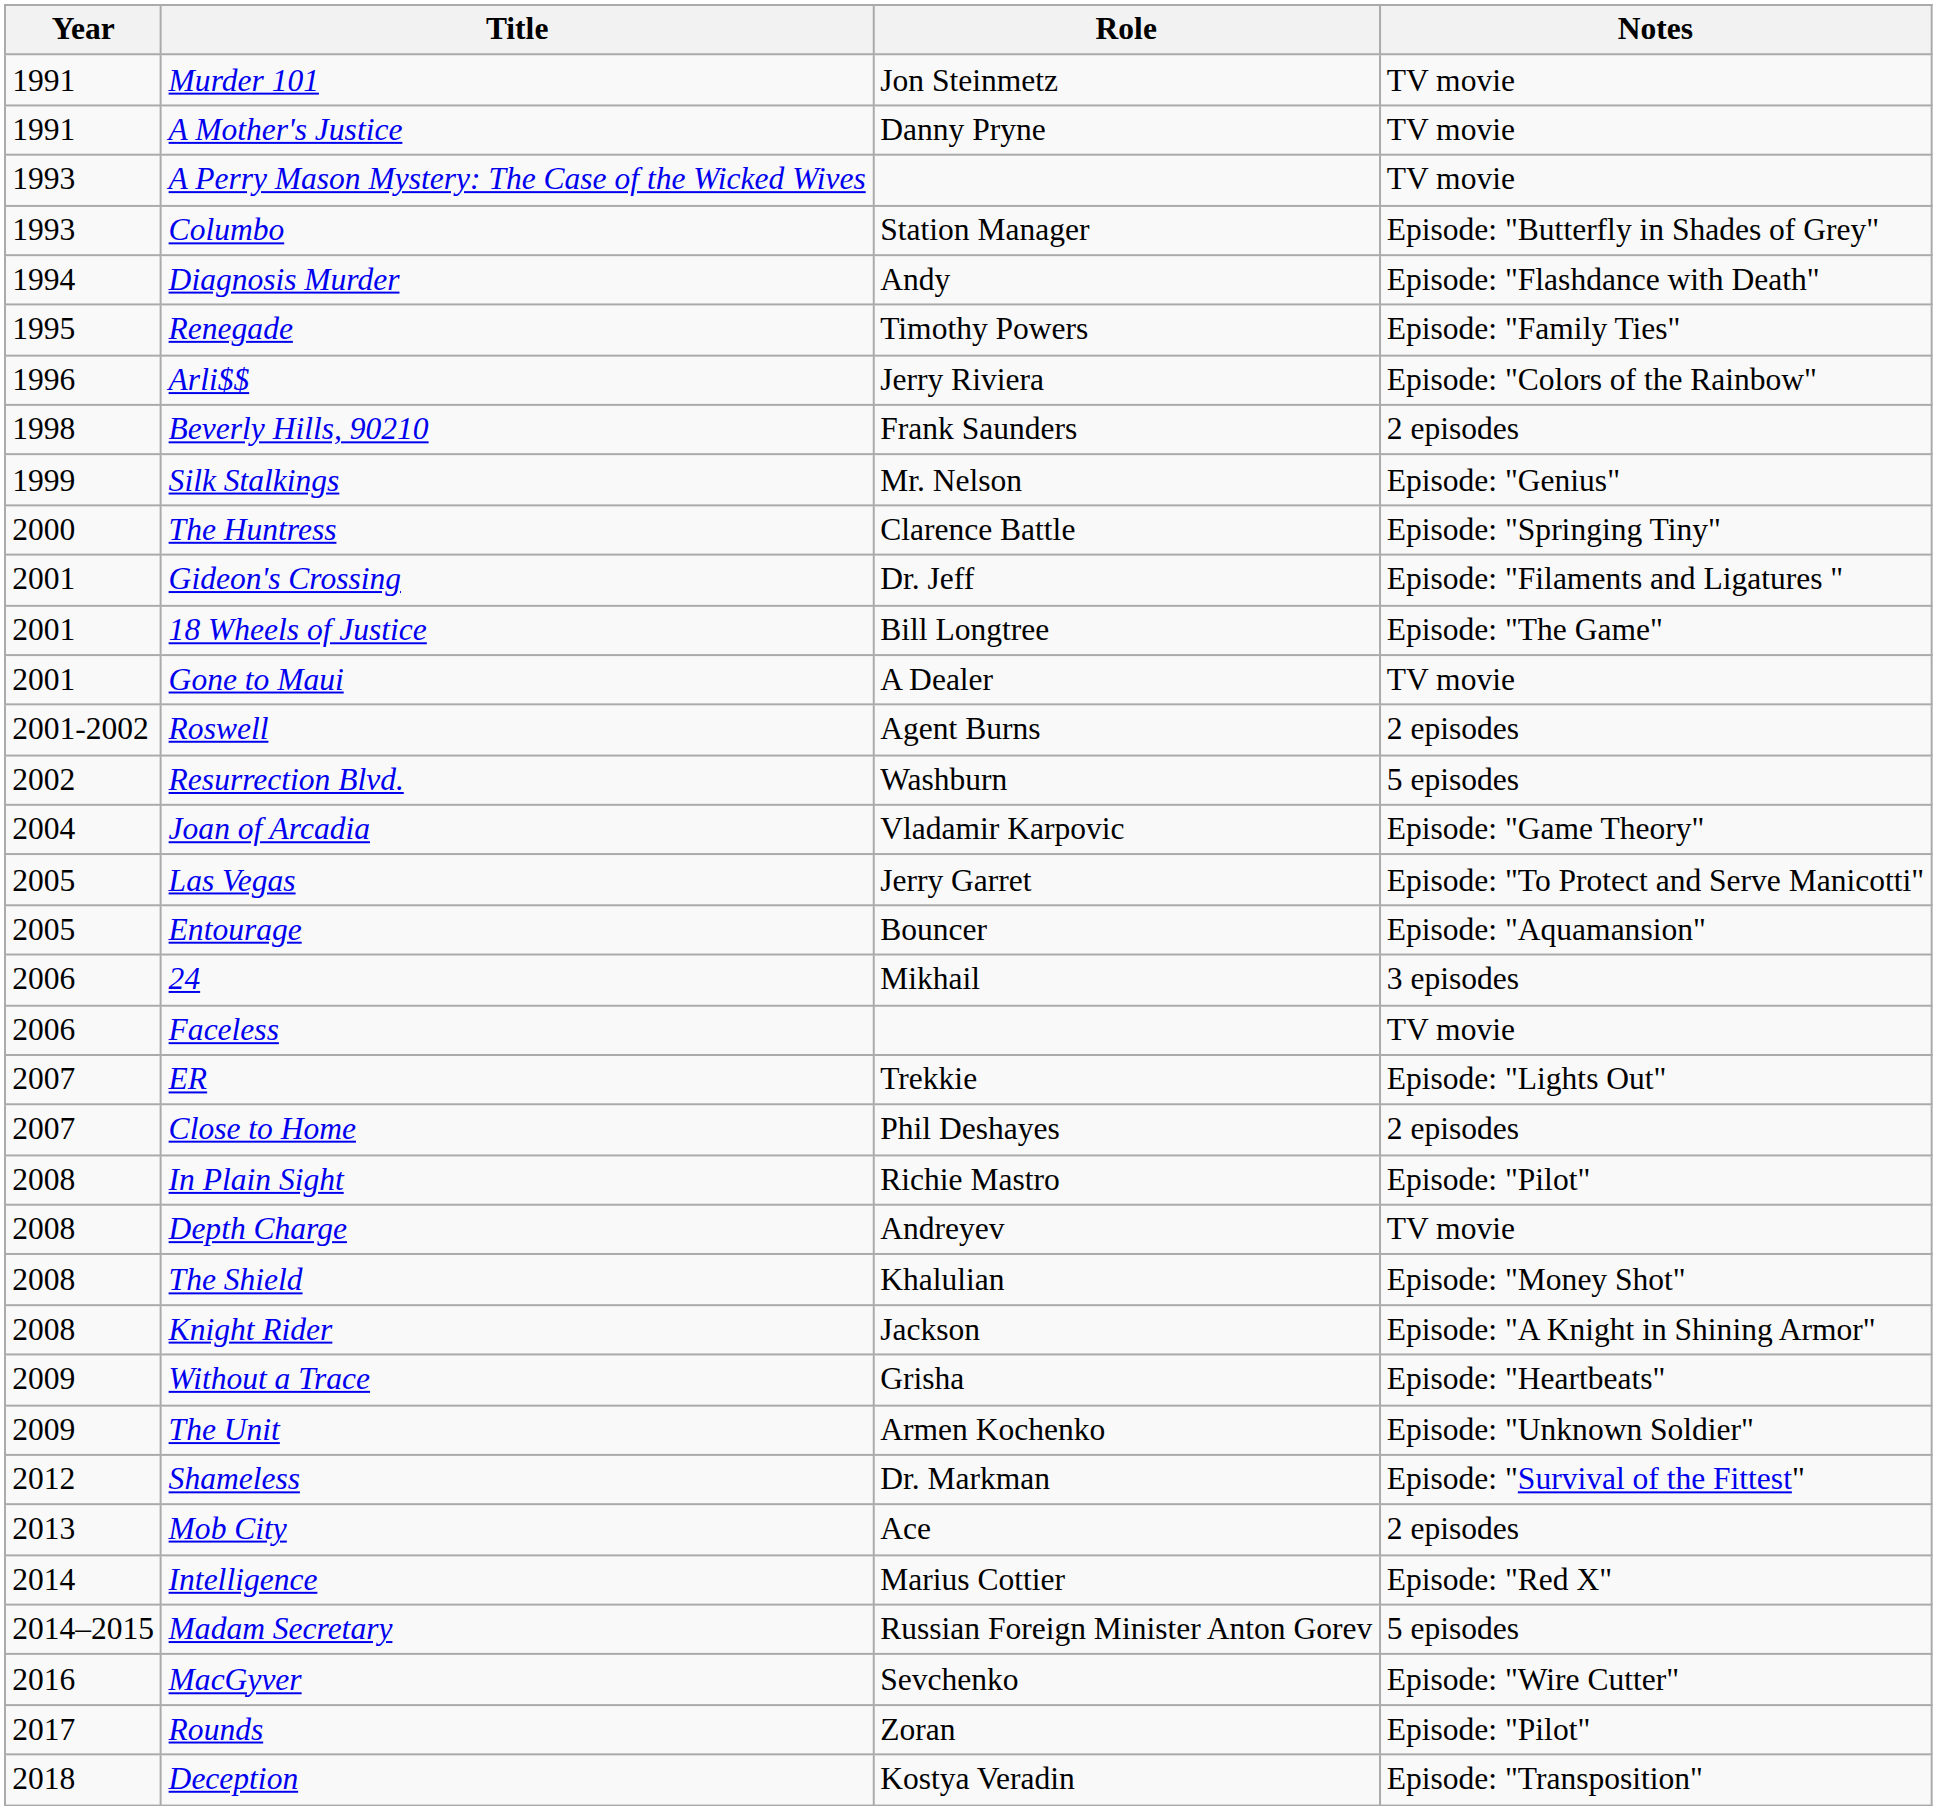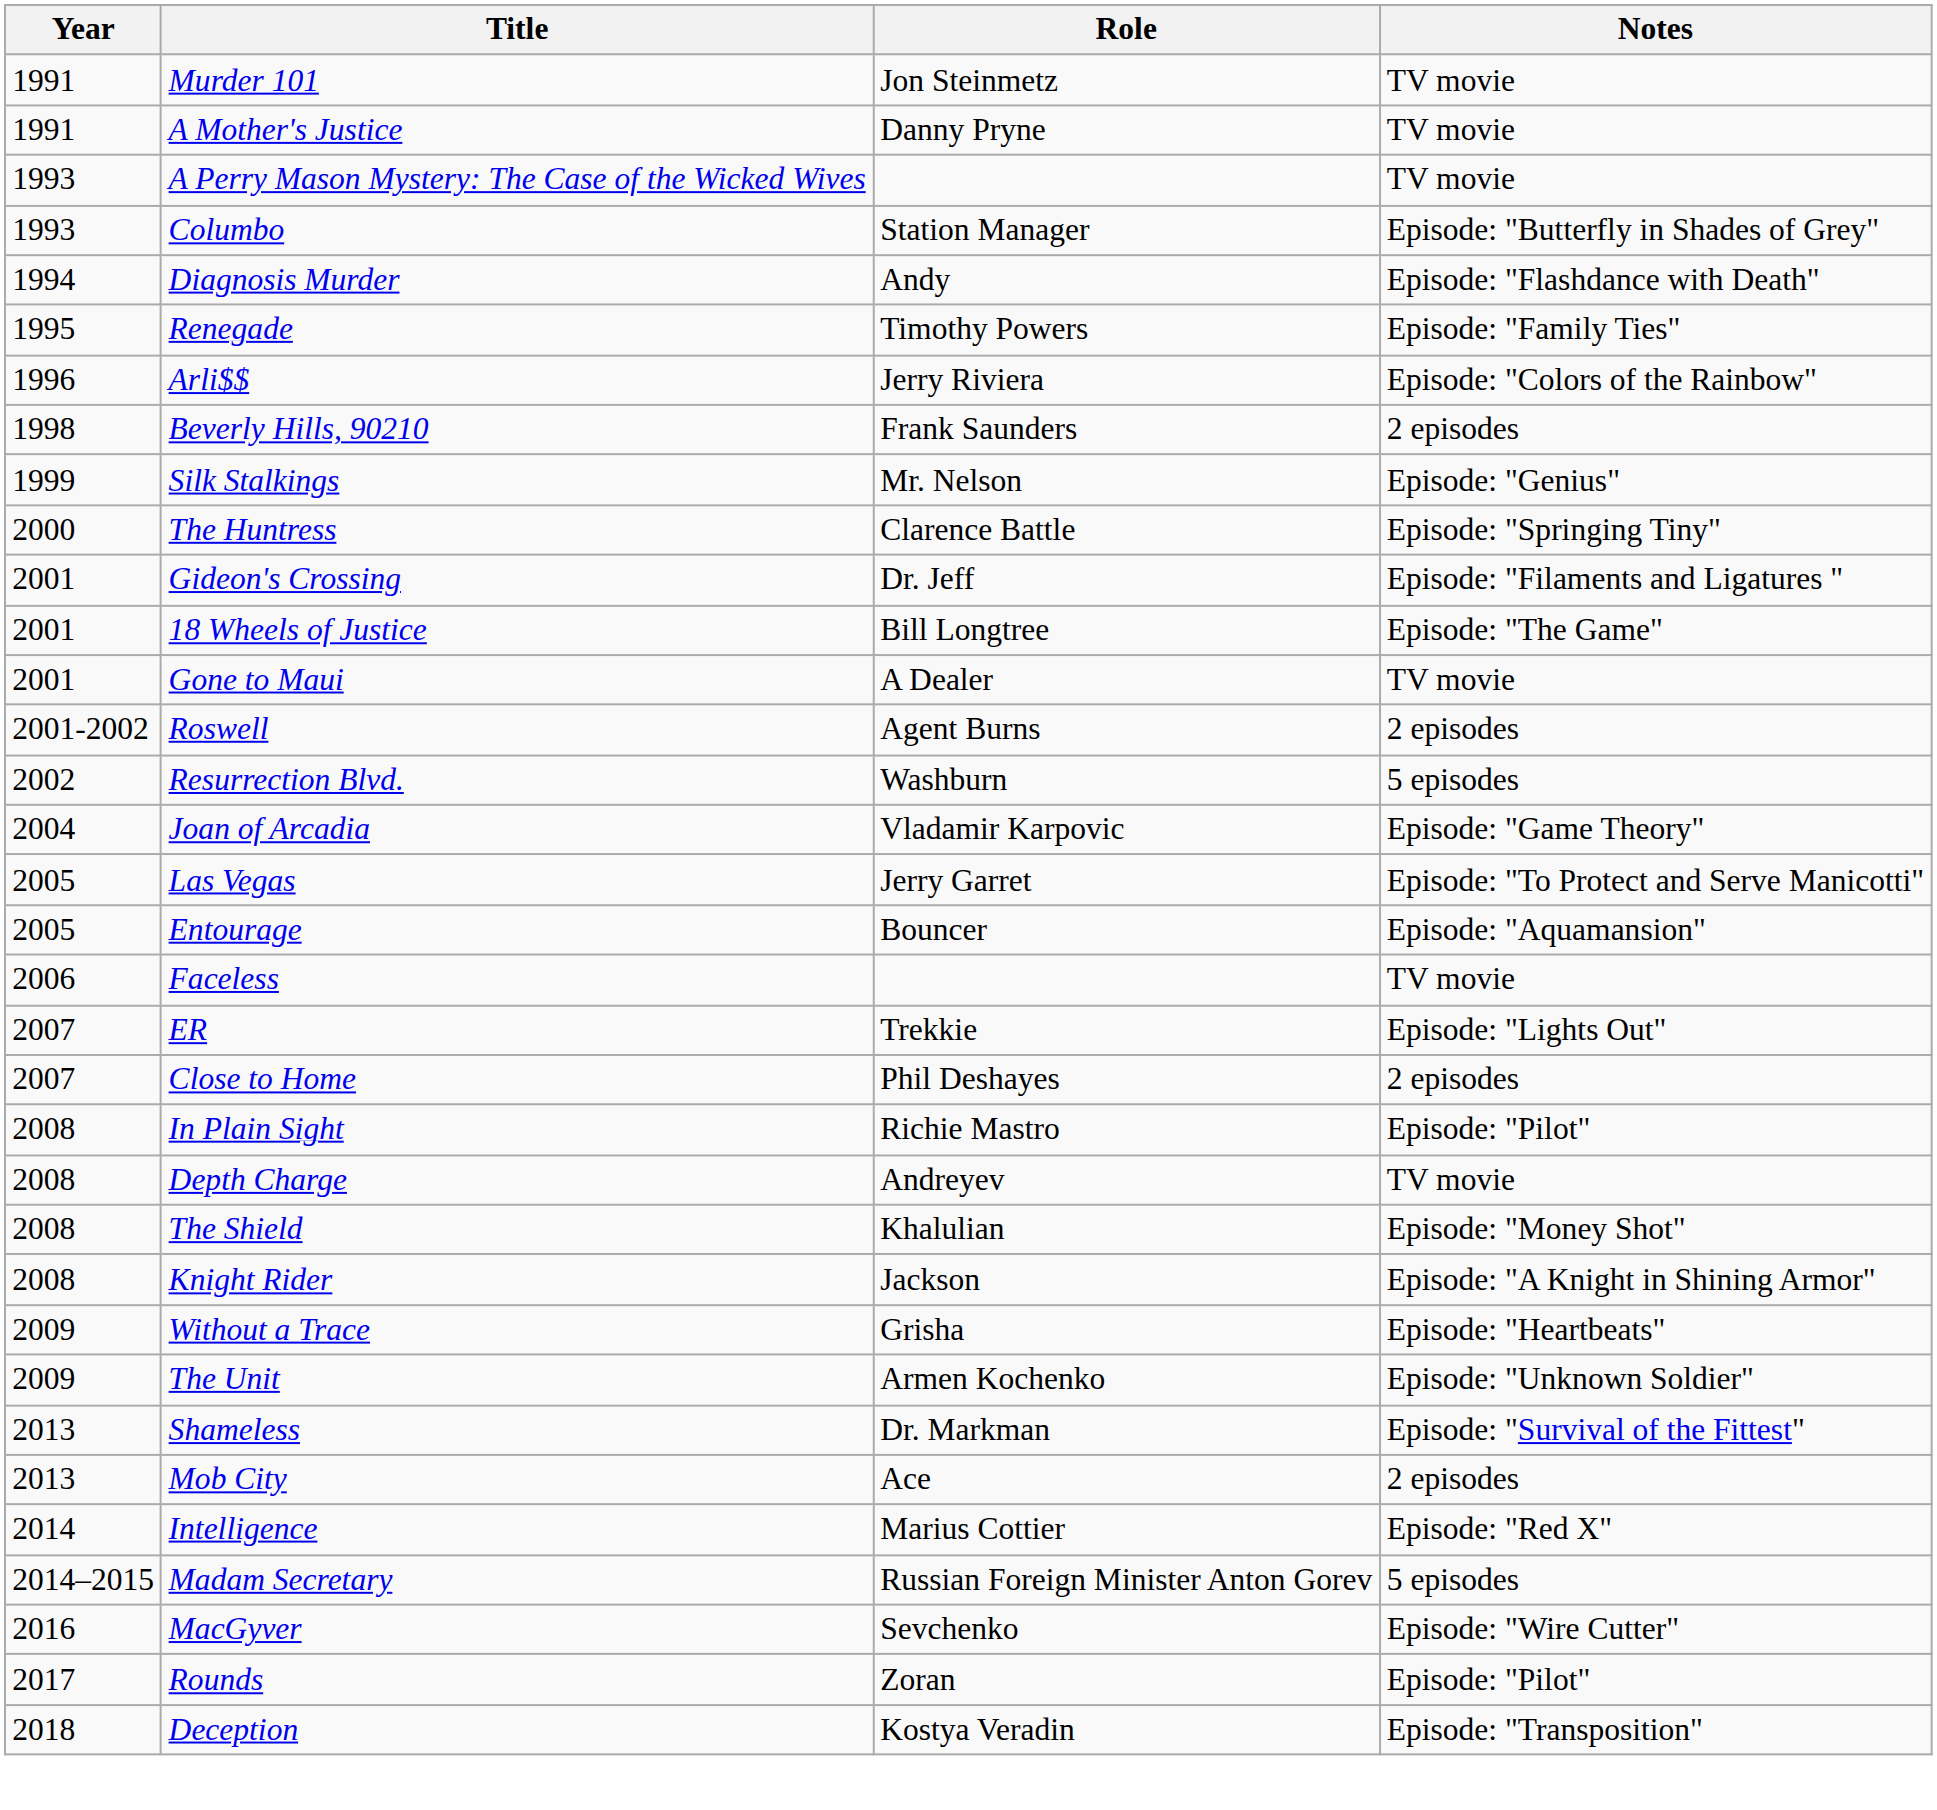- row: (184, 979)
(44, 1479) 2012 -> (44, 1429) 2013
